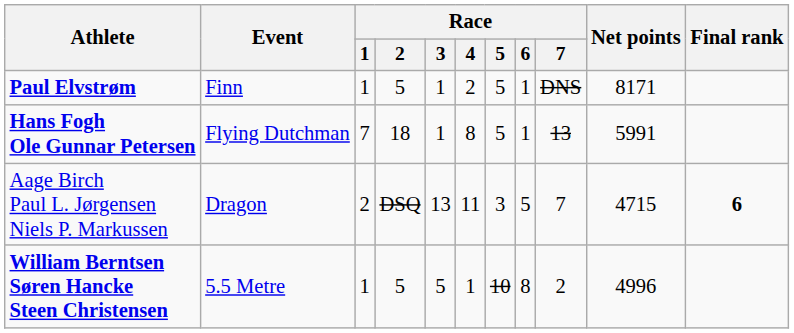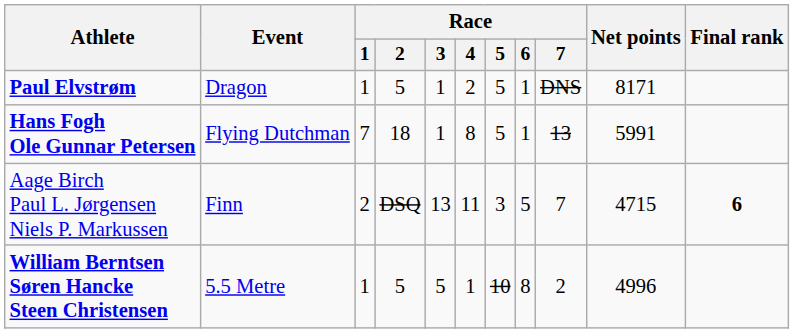(224, 87) Finn -> (236, 87) Dragon
(236, 204) Dragon -> (224, 204) Finn
